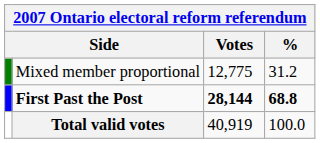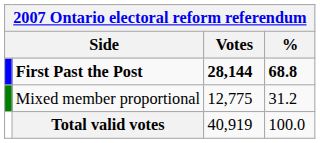rows swapped: (79, 98) <-> (108, 71)
